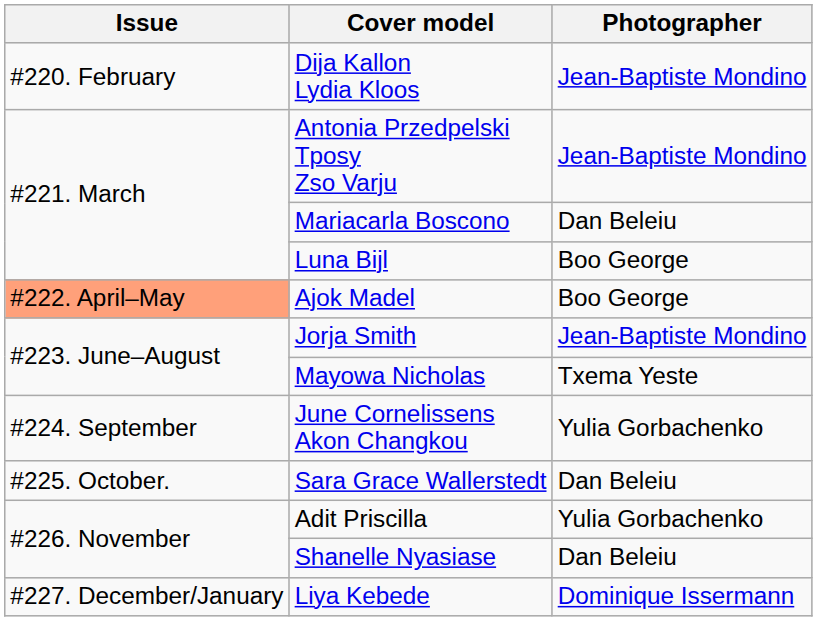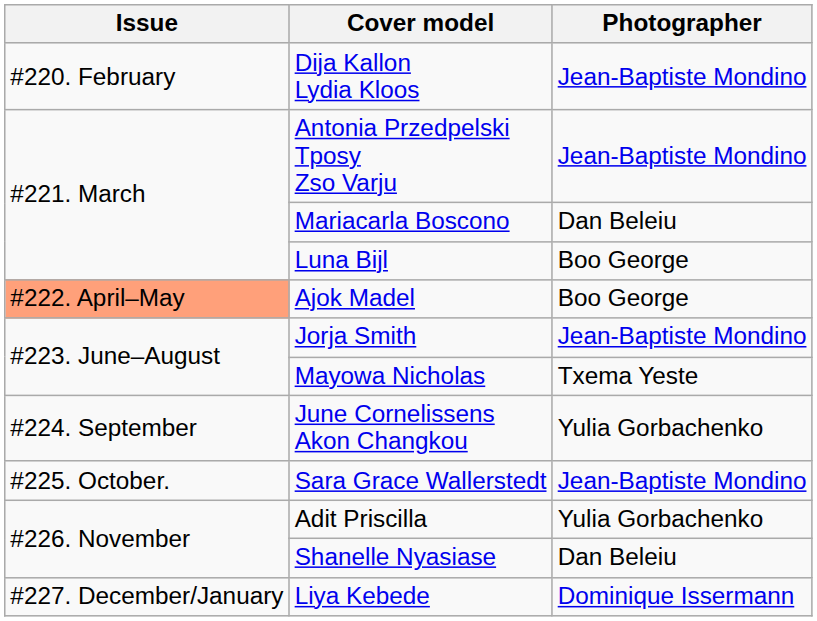(617, 480) Dan Beleiu -> (682, 480) Jean-Baptiste Mondino
